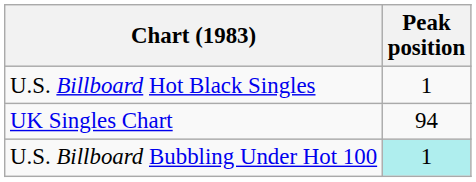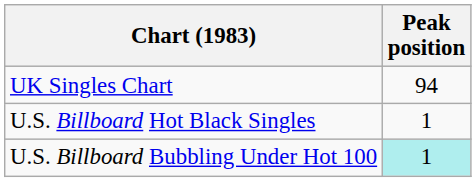rows swapped: (91, 120) <-> (163, 84)
